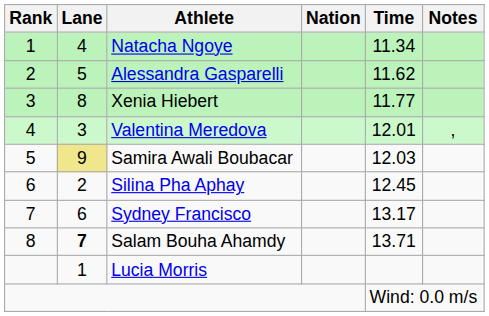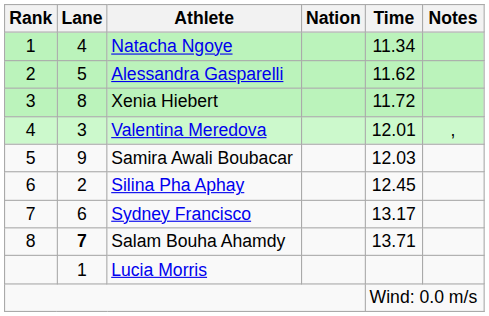(394, 102) 11.77 -> (394, 102) 11.72
(82, 158) khaki background -> (82, 158) no background
